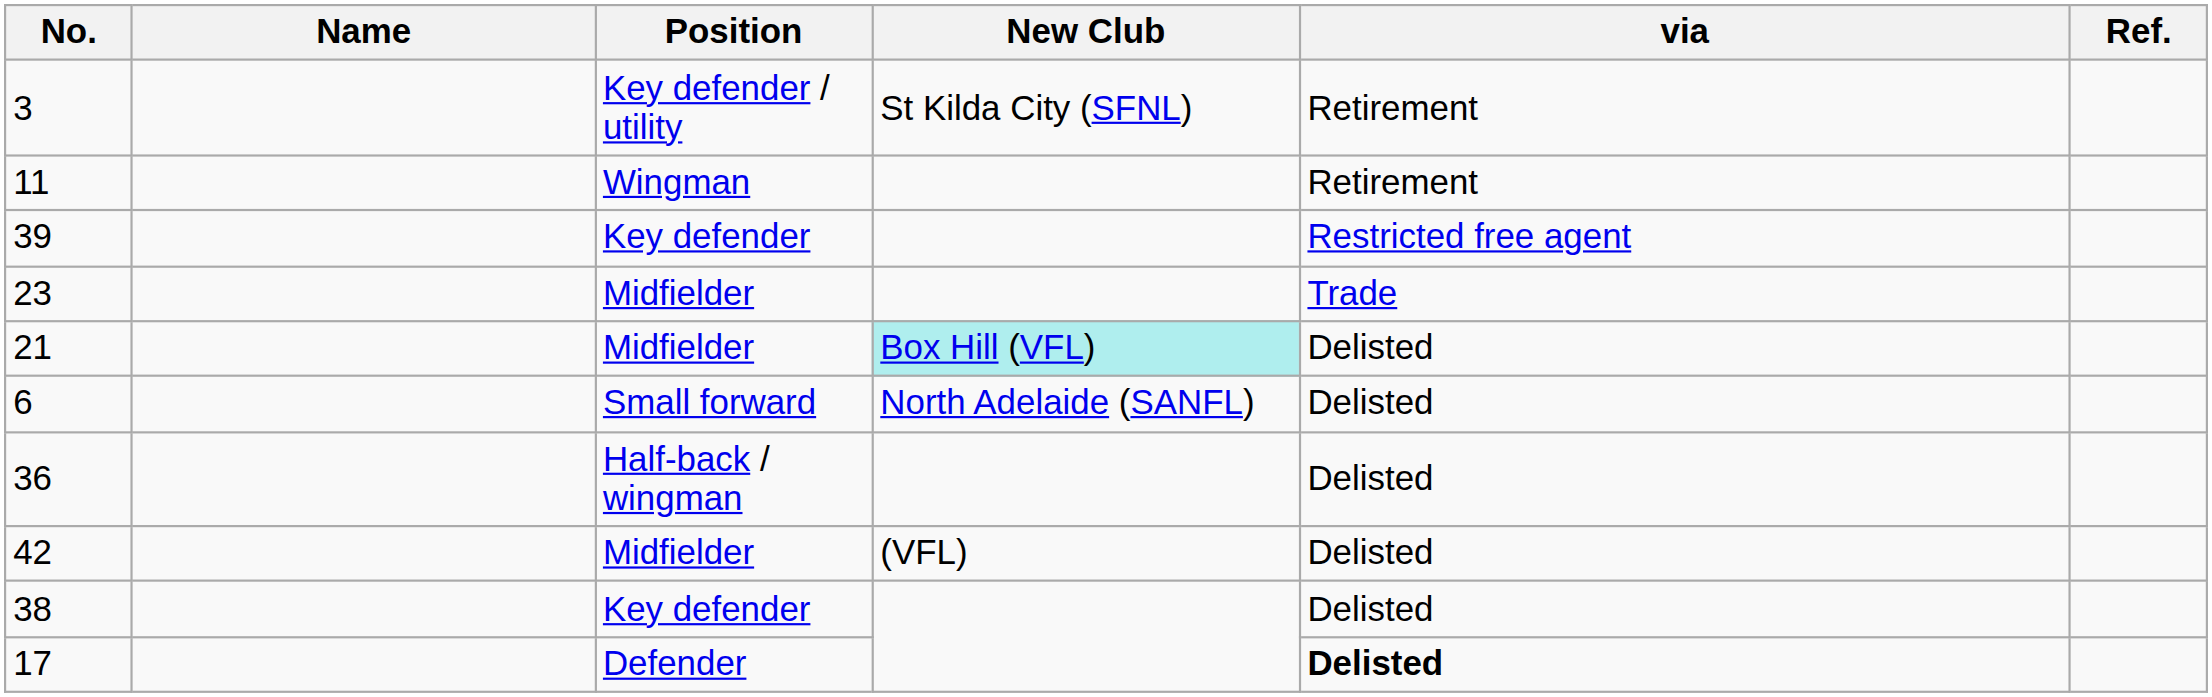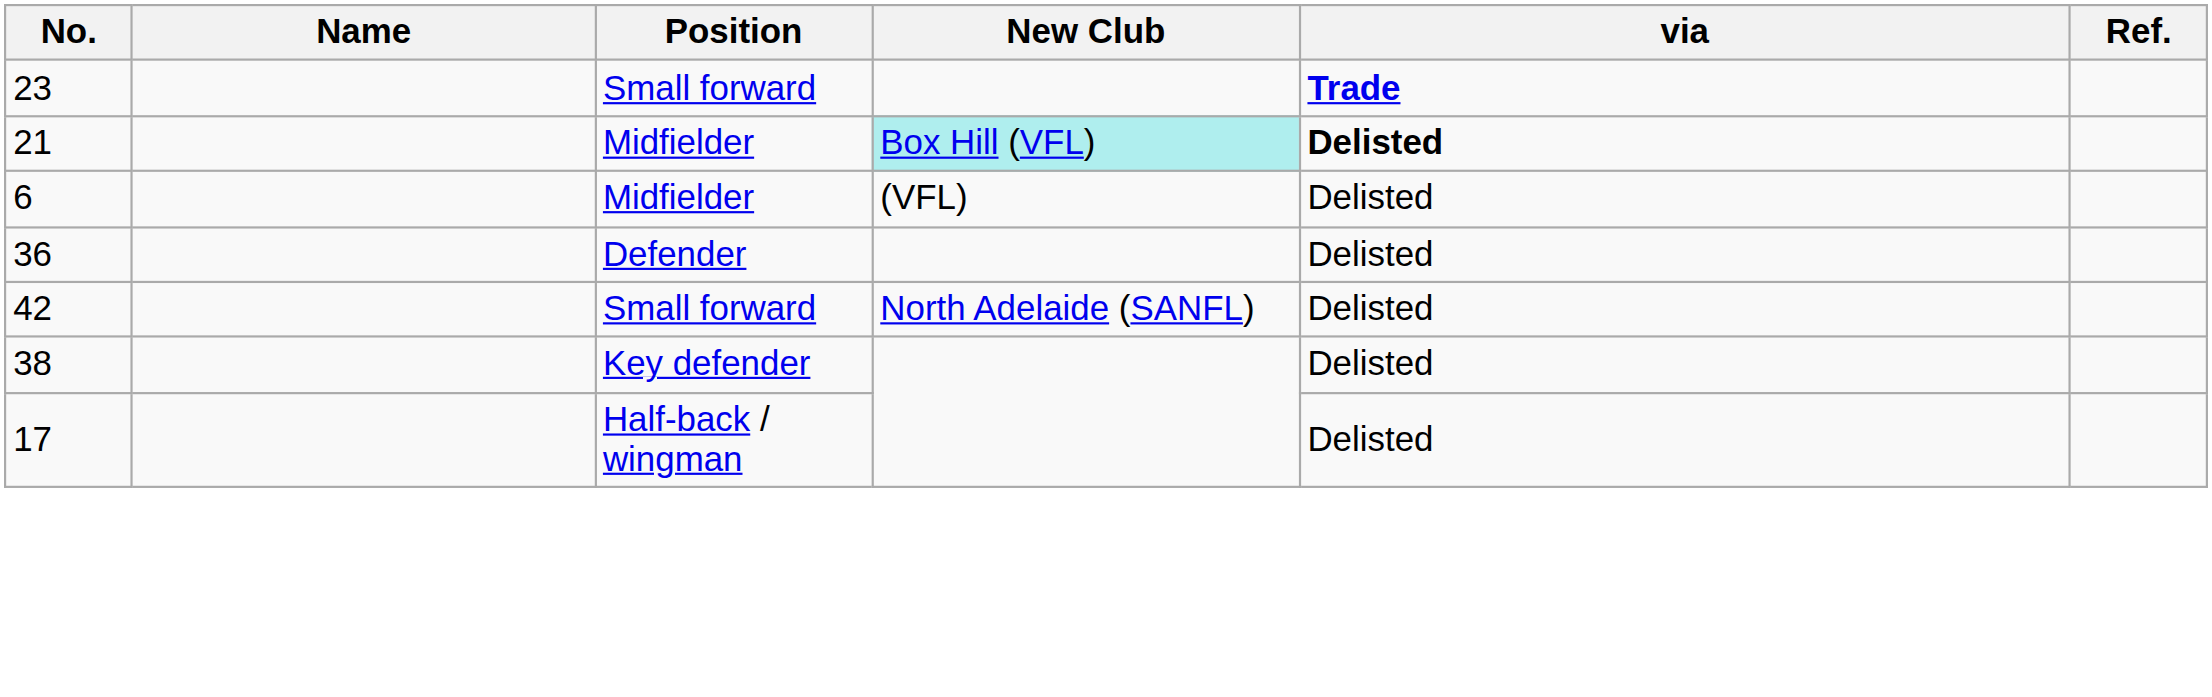- row: (23, 107)
- row: (31, 182)
- row: (33, 237)
(679, 292) Midfielder -> (710, 87) Small forward
(1352, 292) normal -> (1354, 87) bold
(1370, 347) normal -> (1375, 142) bold
(710, 403) Small forward -> (679, 198) Midfielder
(1067, 403) North Adelaide (SANFL) -> (924, 198) (VFL)
(686, 478) Half-back / wingman -> (675, 253) Defender
(679, 553) Midfielder -> (710, 308) Small forward
(924, 553) (VFL) -> (1067, 308) North Adelaide (SANFL)
(675, 663) Defender -> (686, 439) Half-back / wingman
(1375, 663) bold -> (1370, 439) normal
